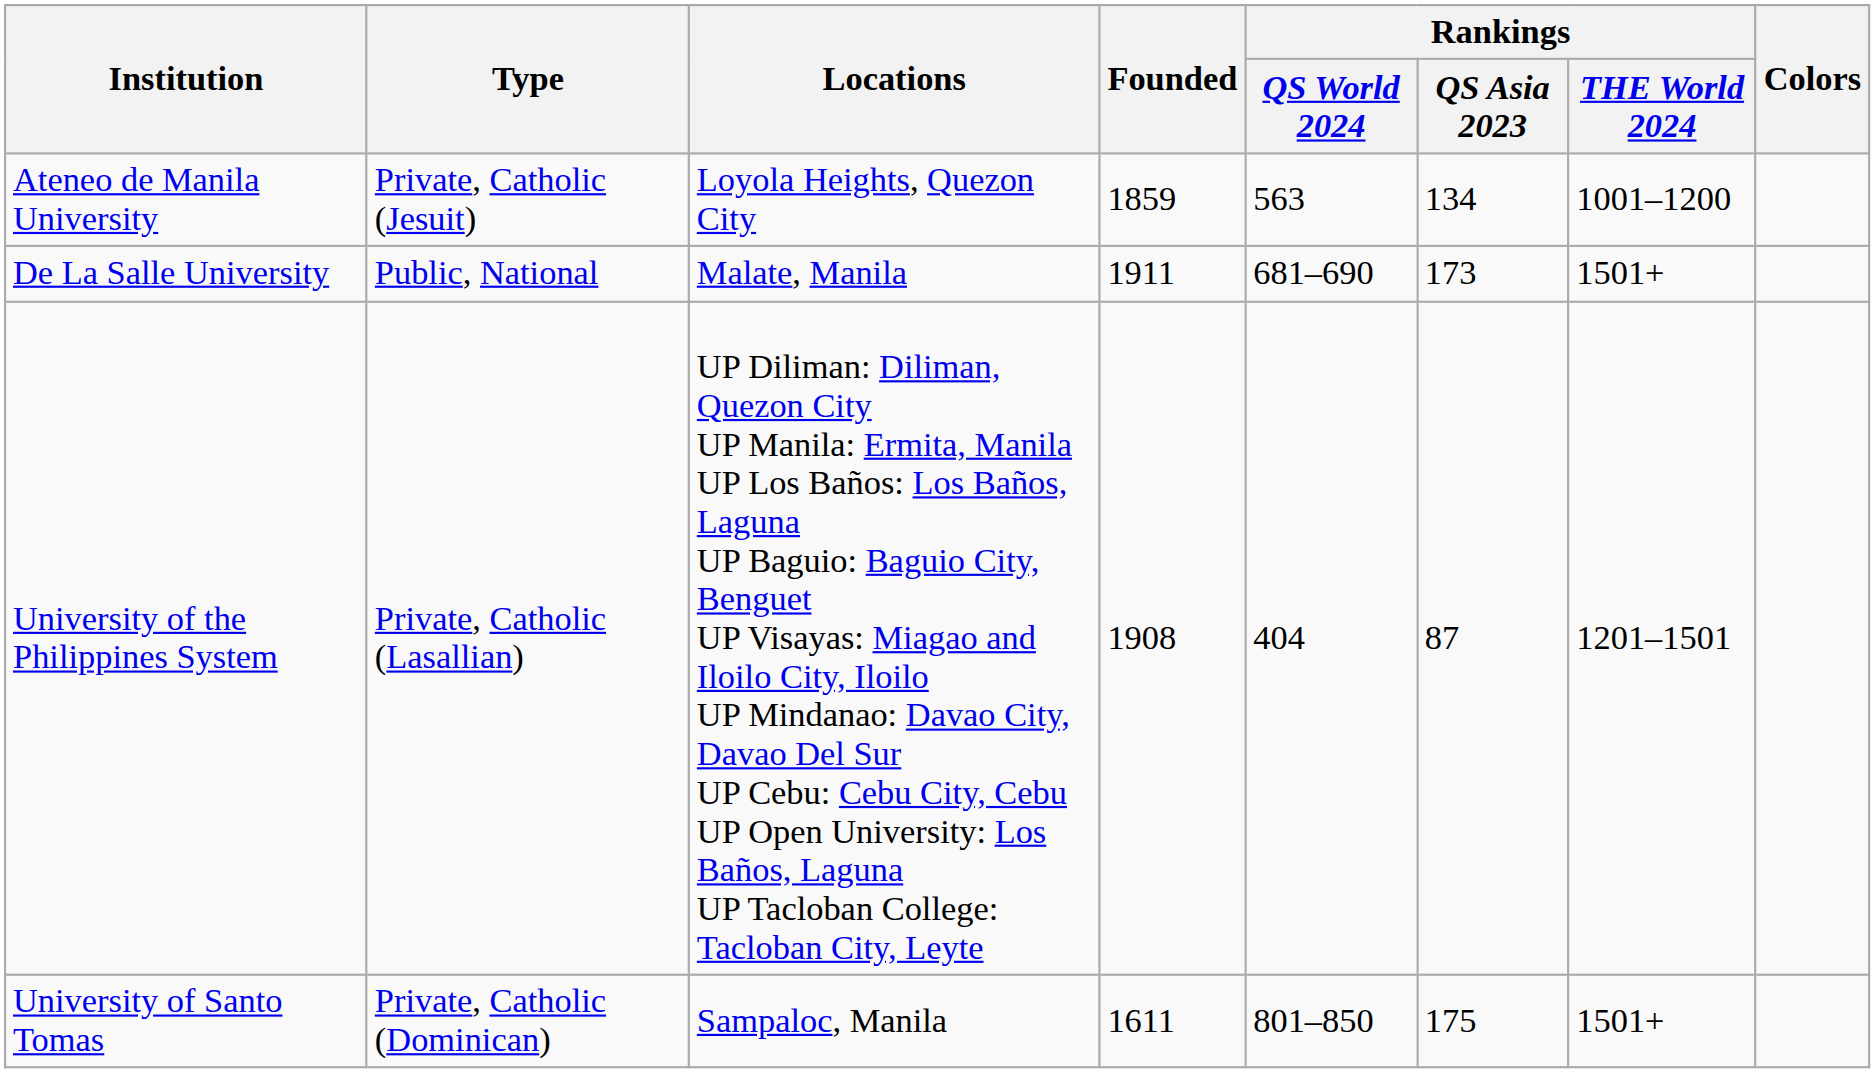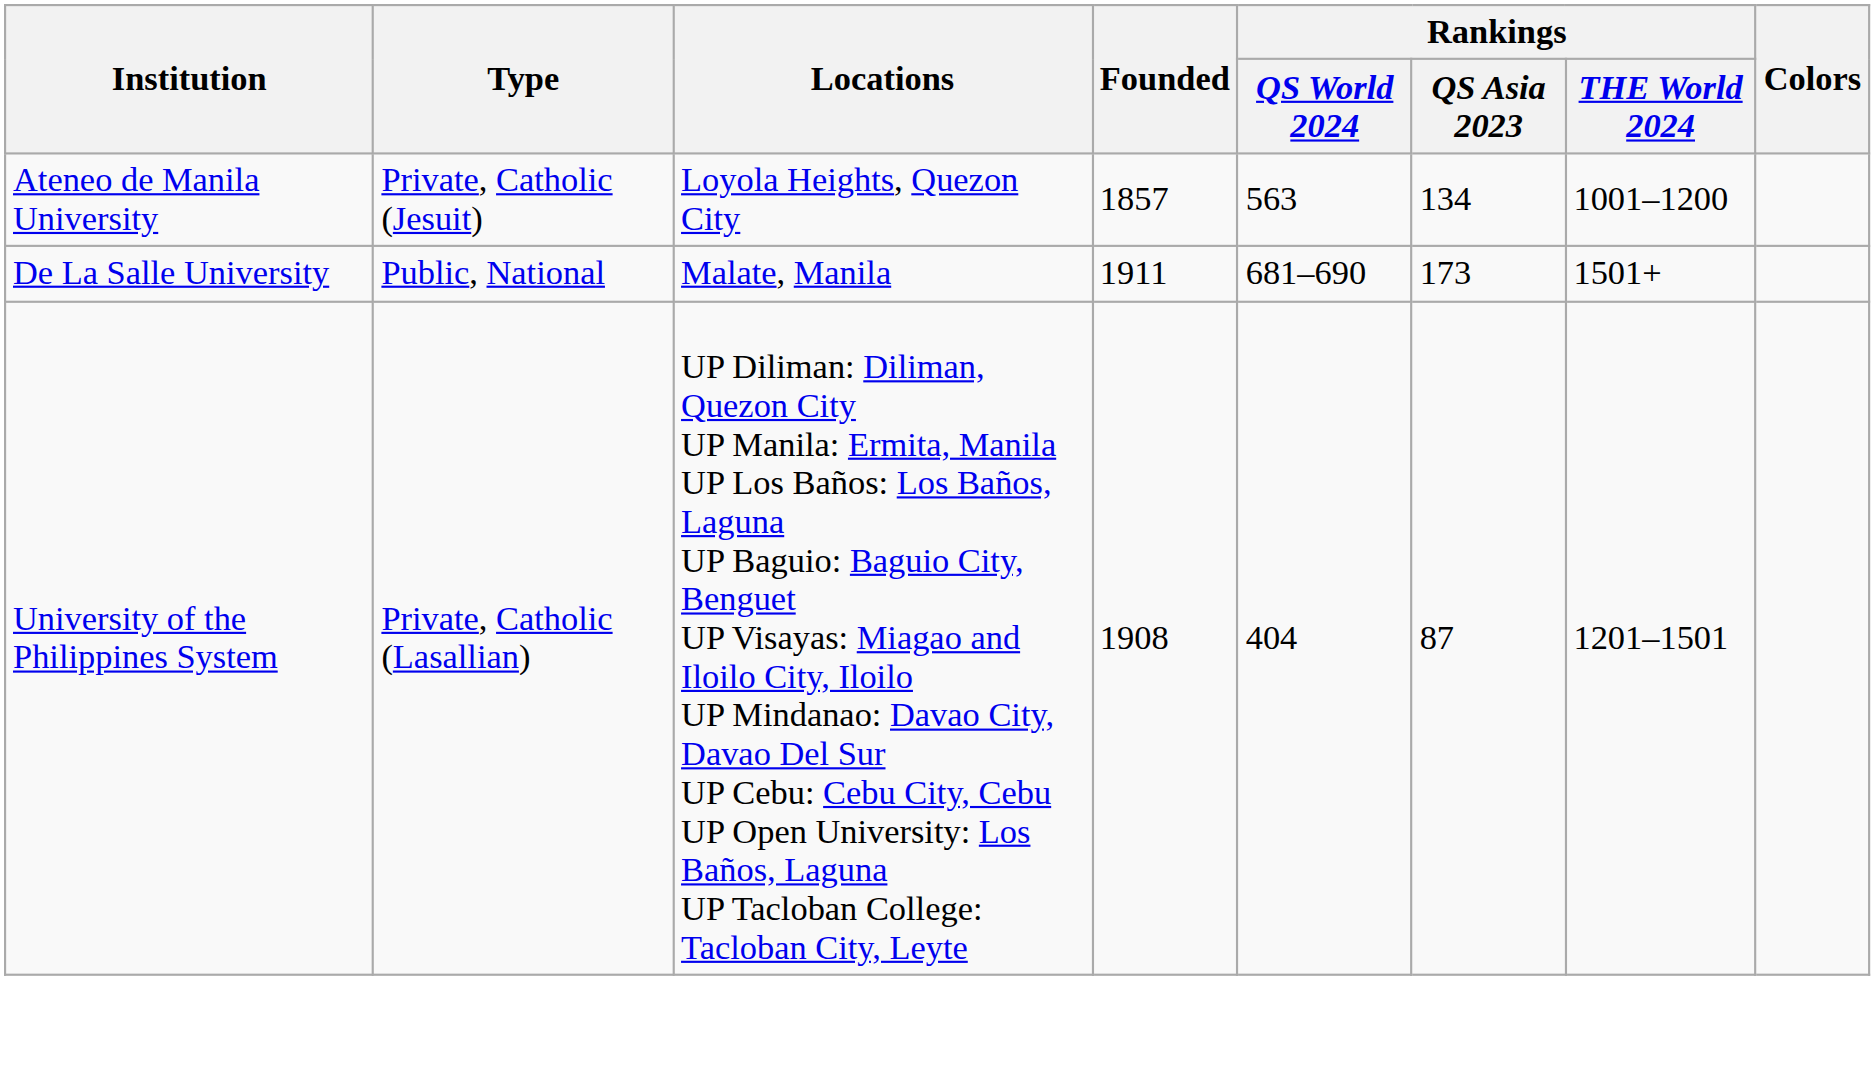(1142, 198) 1859 -> (1134, 198) 1857
- row: (148, 1020)
